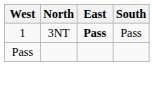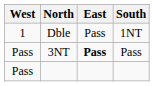+ row: (59, 33)
(22, 33) 1 -> (22, 52) Pass
